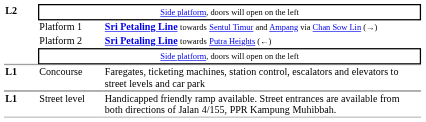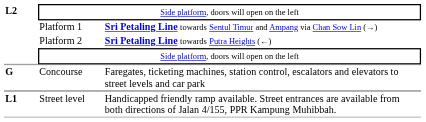(11, 72) L1 -> (9, 72) G
